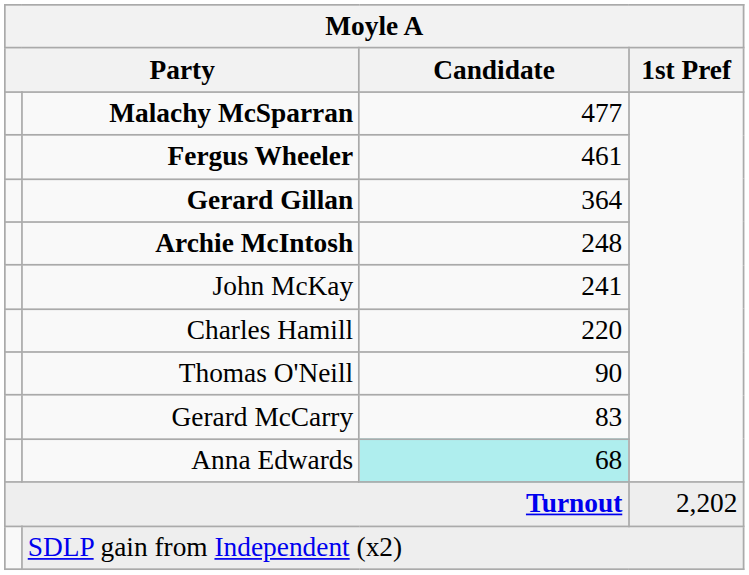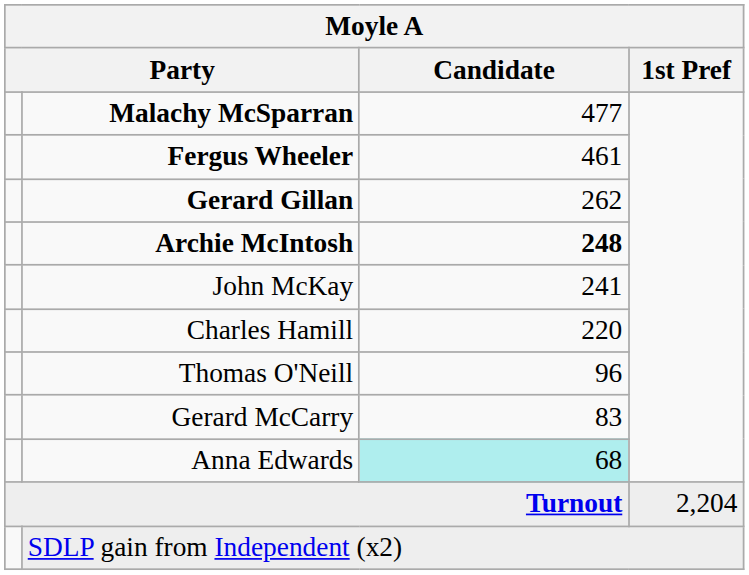(602, 199) 364 -> (602, 199) 262
(602, 243) normal -> (602, 243) bold
(609, 373) 90 -> (609, 373) 96
(707, 503) 2,202 -> (707, 503) 2,204
